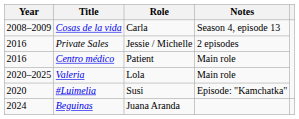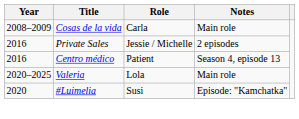(239, 28) Season 4, episode 13 -> (216, 28) Main role
(216, 59) Main role -> (239, 59) Season 4, episode 13
- row: (74, 106)
